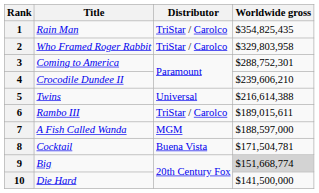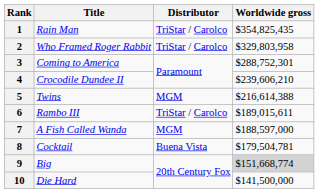(177, 96) Universal -> (169, 96) MGM
(264, 146) $171,504,781 -> (264, 146) $179,504,781
